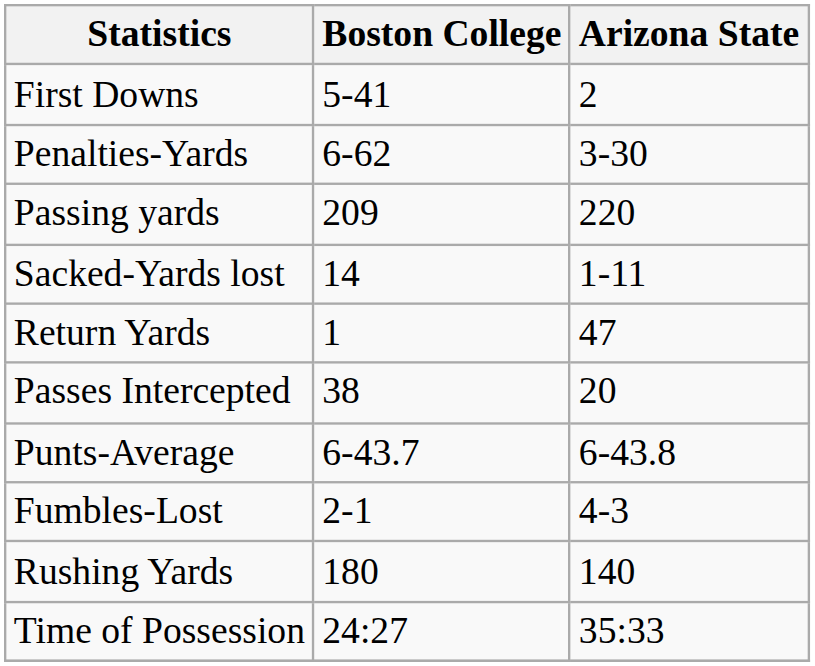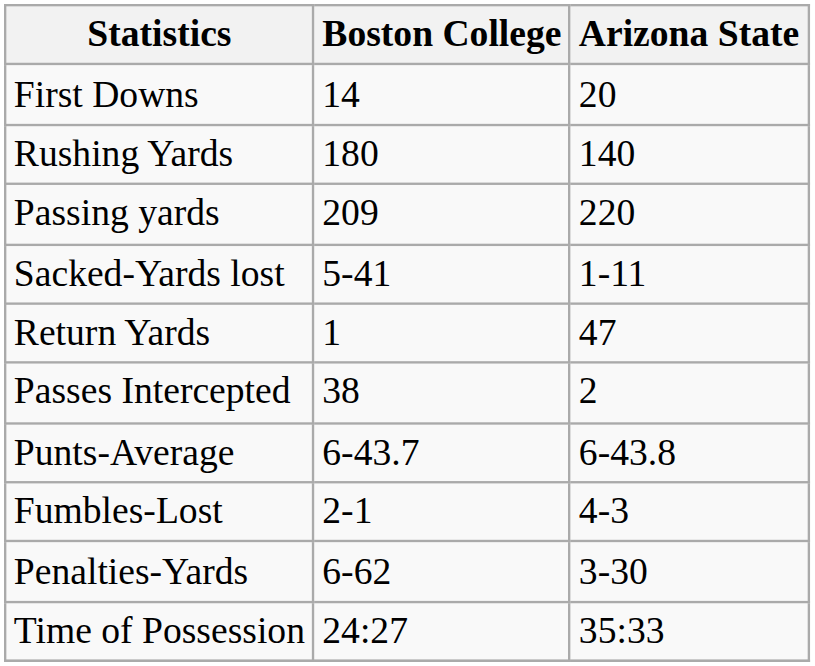(357, 93) 5-41 -> (341, 93) 14
(588, 93) 2 -> (598, 93) 20
rows swapped: (124, 570) <-> (131, 153)
(341, 272) 14 -> (357, 272) 5-41
(598, 392) 20 -> (588, 392) 2
